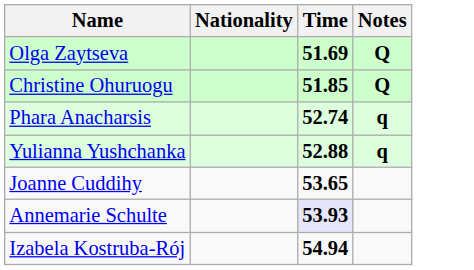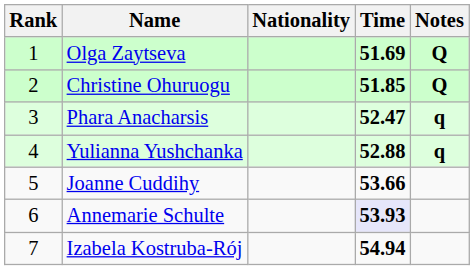+ column: (33, 20)
(325, 118) 52.74 -> (383, 118) 52.47
(325, 183) 53.65 -> (383, 183) 53.66
